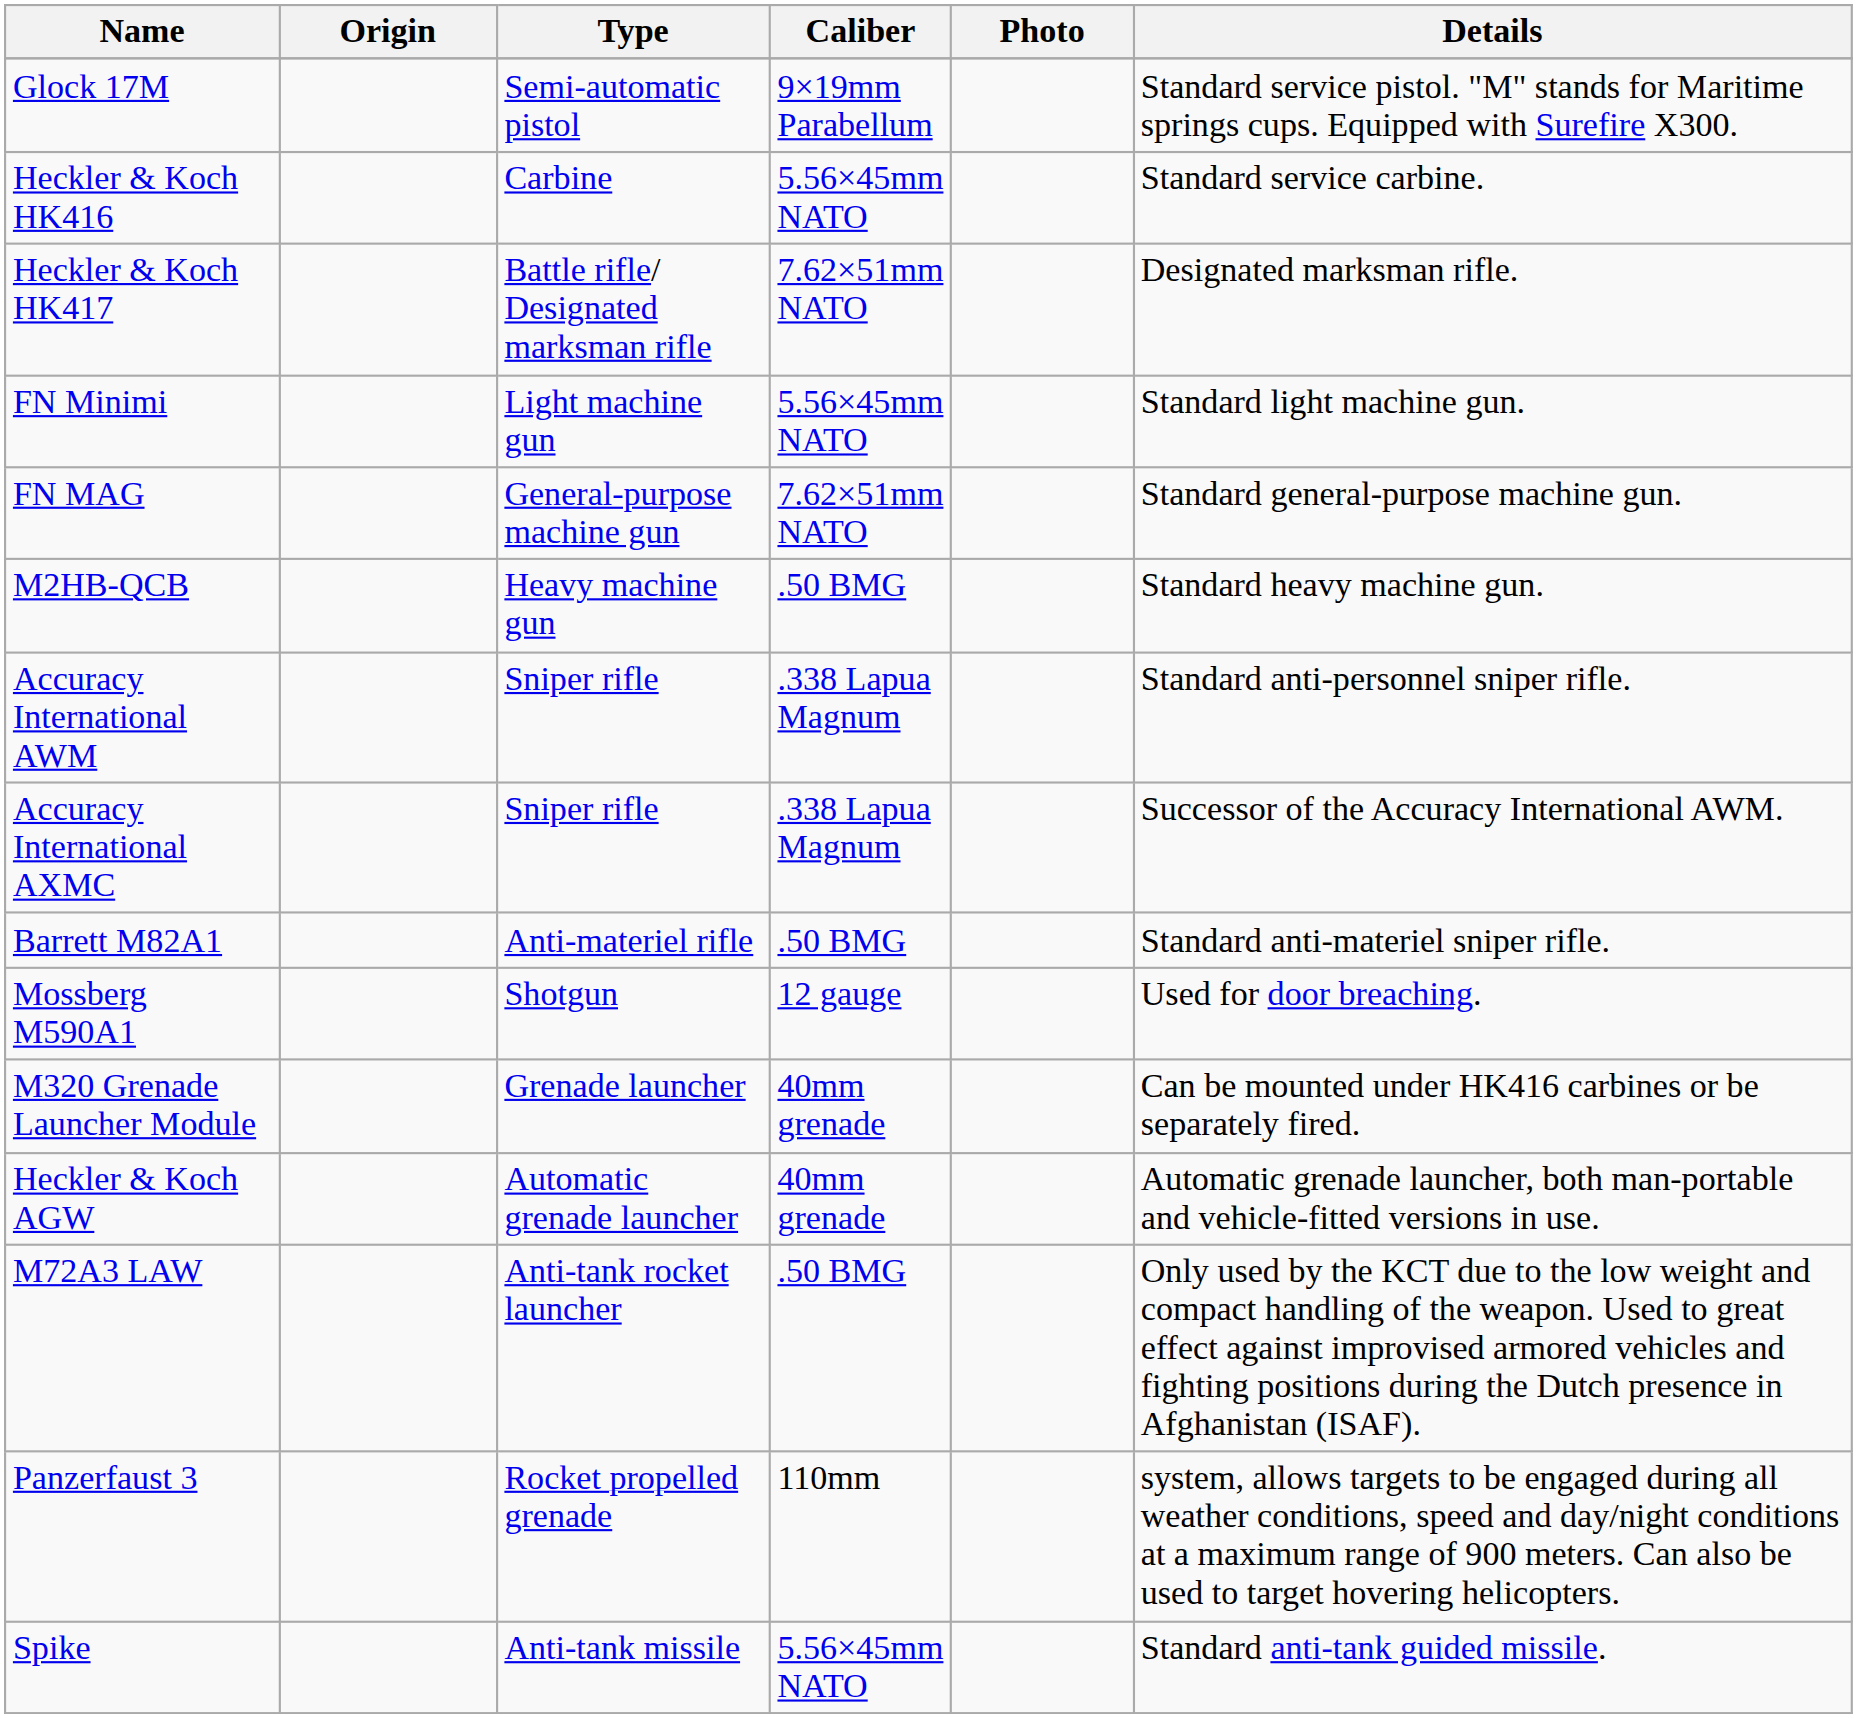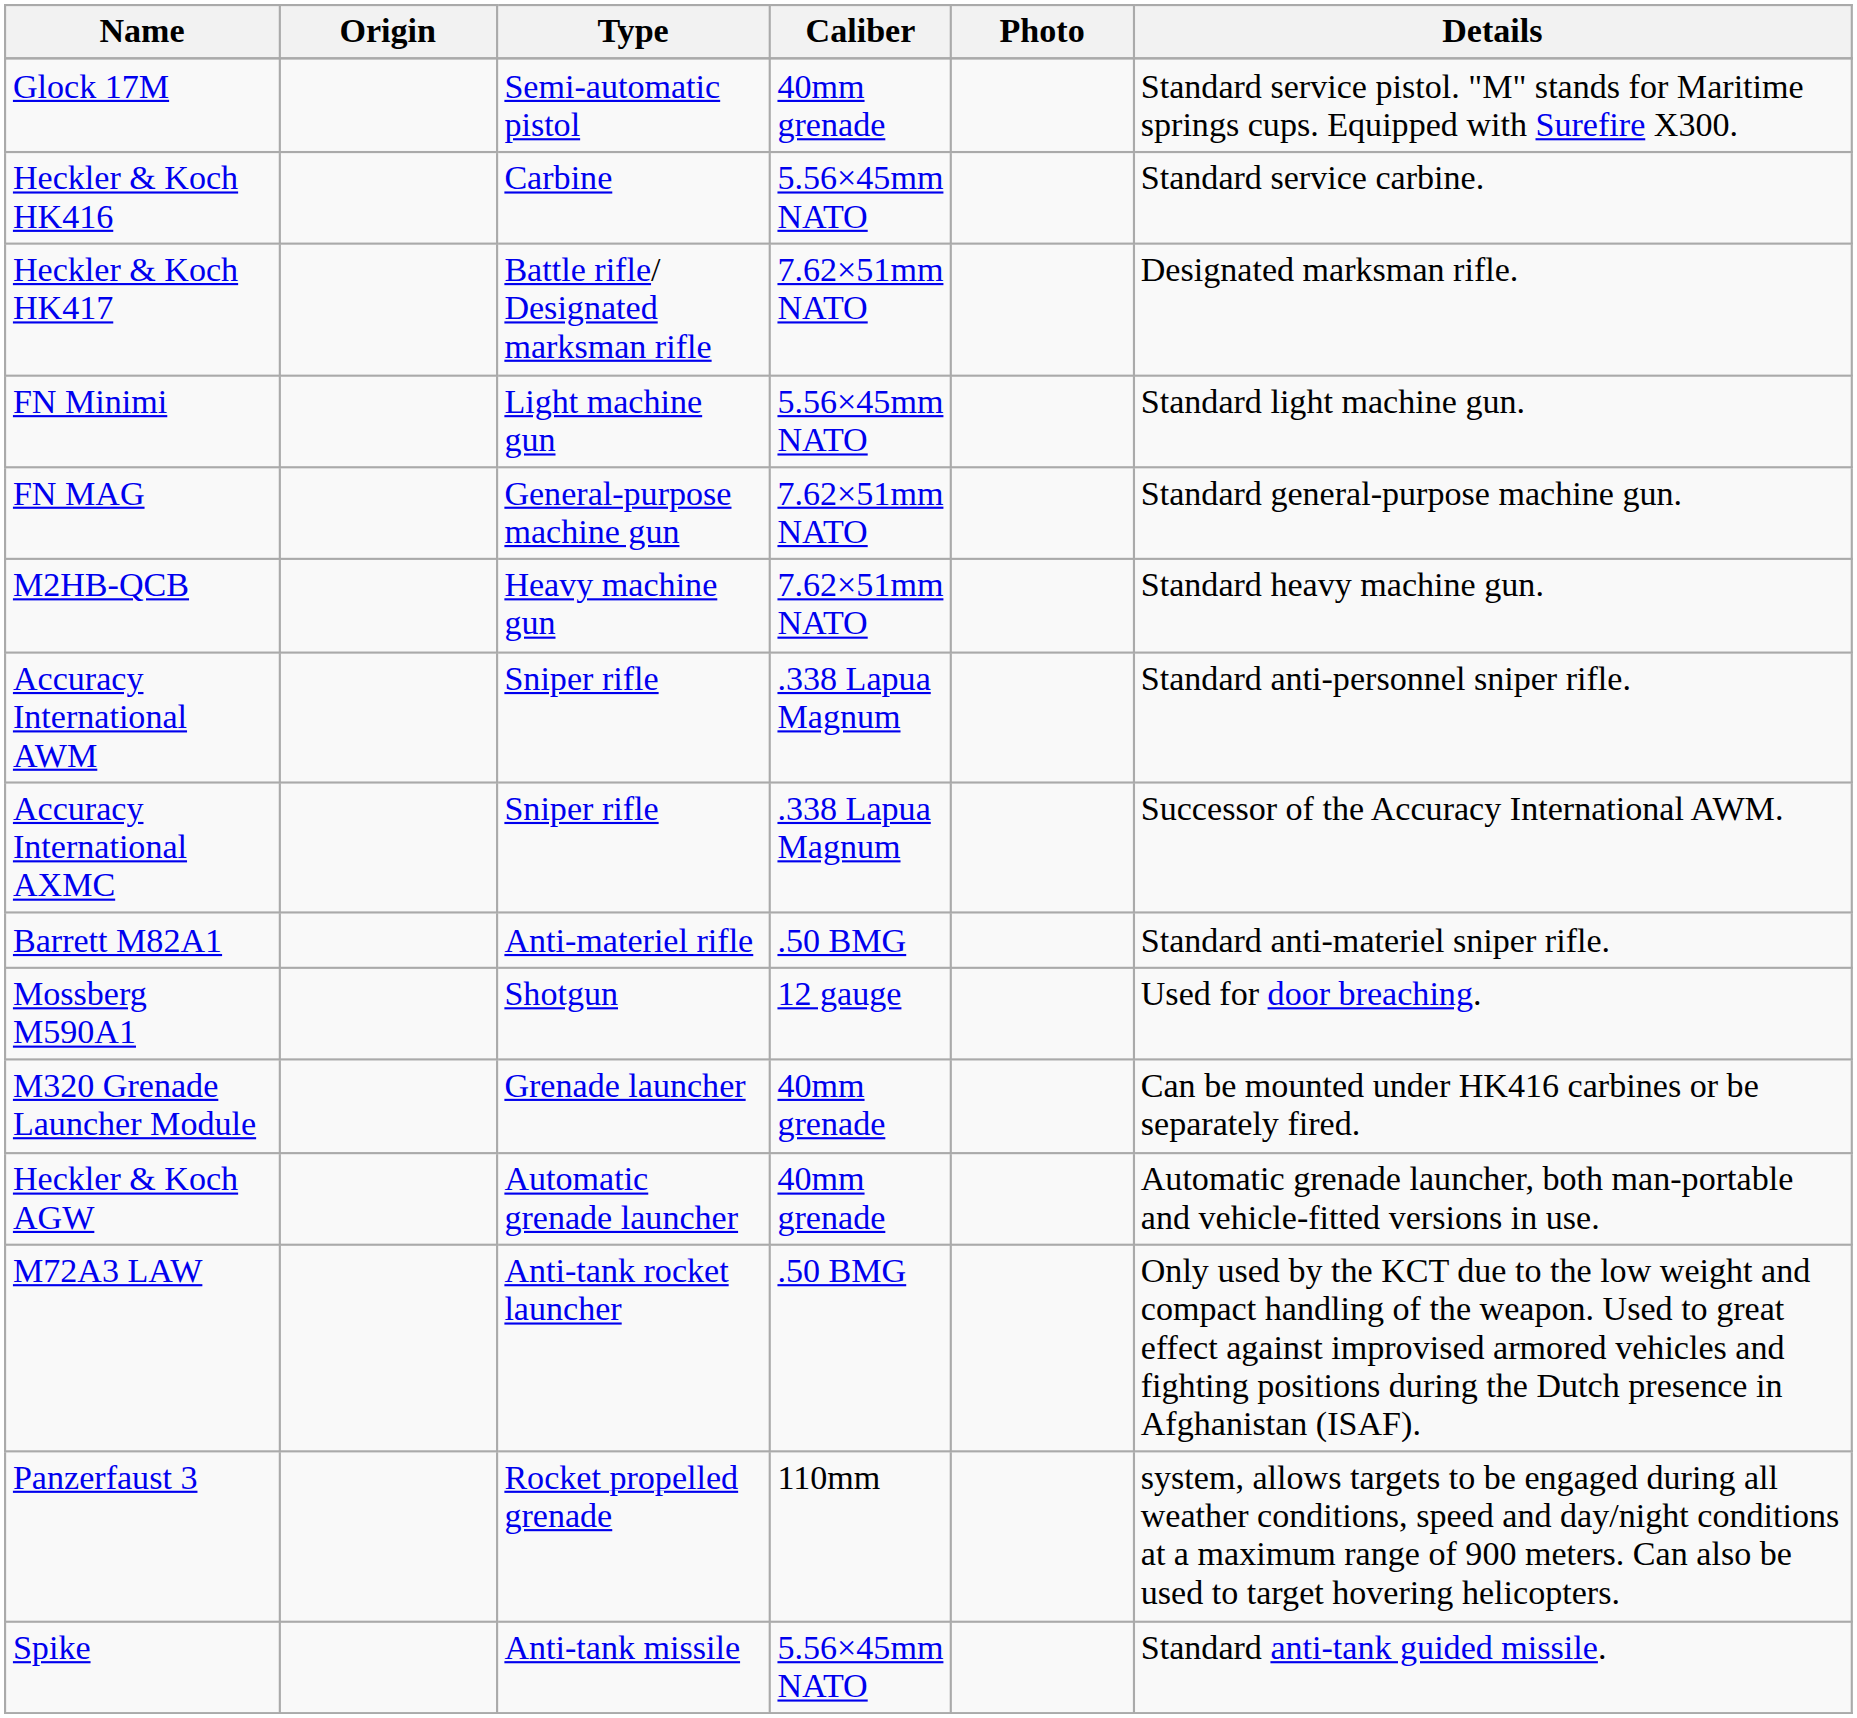(855, 104) 9×19mm Parabellum -> (831, 104) 40mm grenade
(842, 585) .50 BMG -> (860, 605) 7.62×51mm NATO
